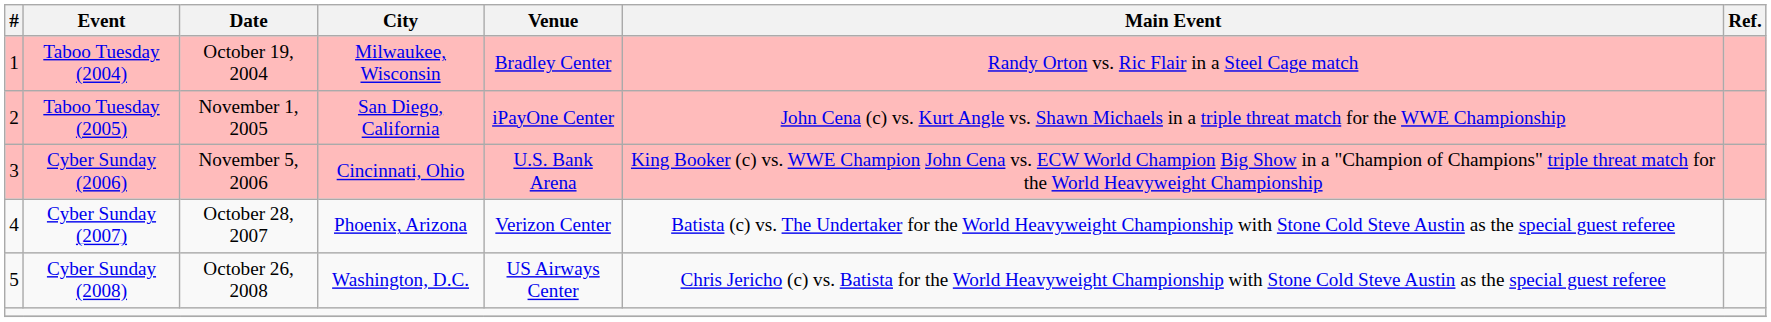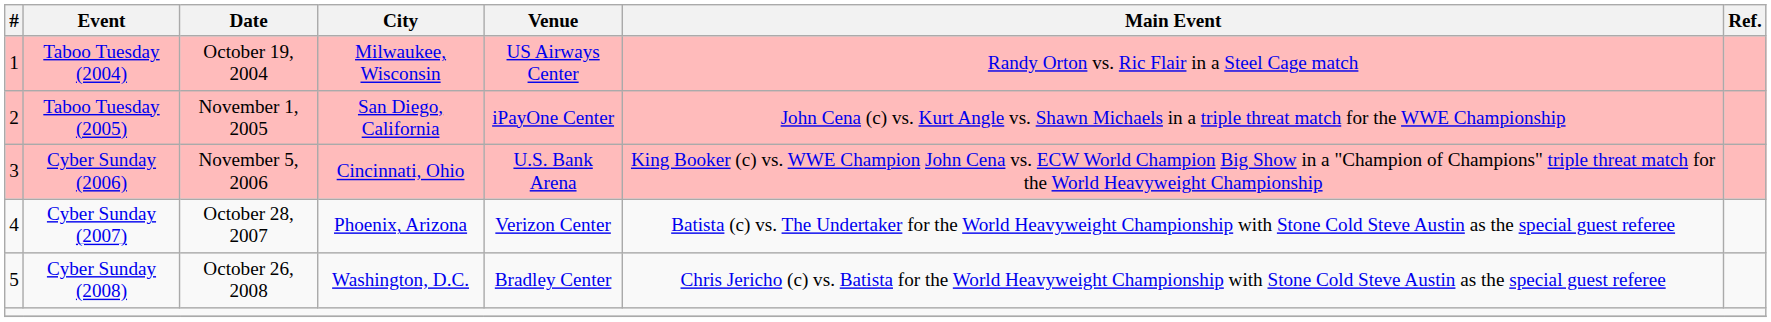(553, 62) Bradley Center -> (553, 62) US Airways Center
(553, 279) US Airways Center -> (553, 279) Bradley Center
